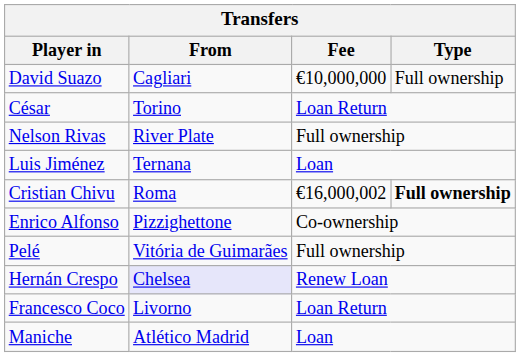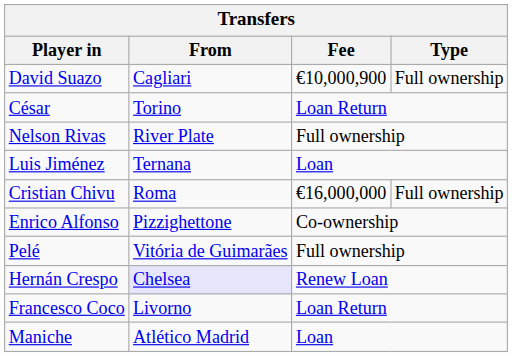(341, 78) €10,000,000 -> (341, 78) €10,000,900
(341, 193) €16,000,002 -> (341, 193) €16,000,000
(453, 193) bold -> (449, 193) normal
